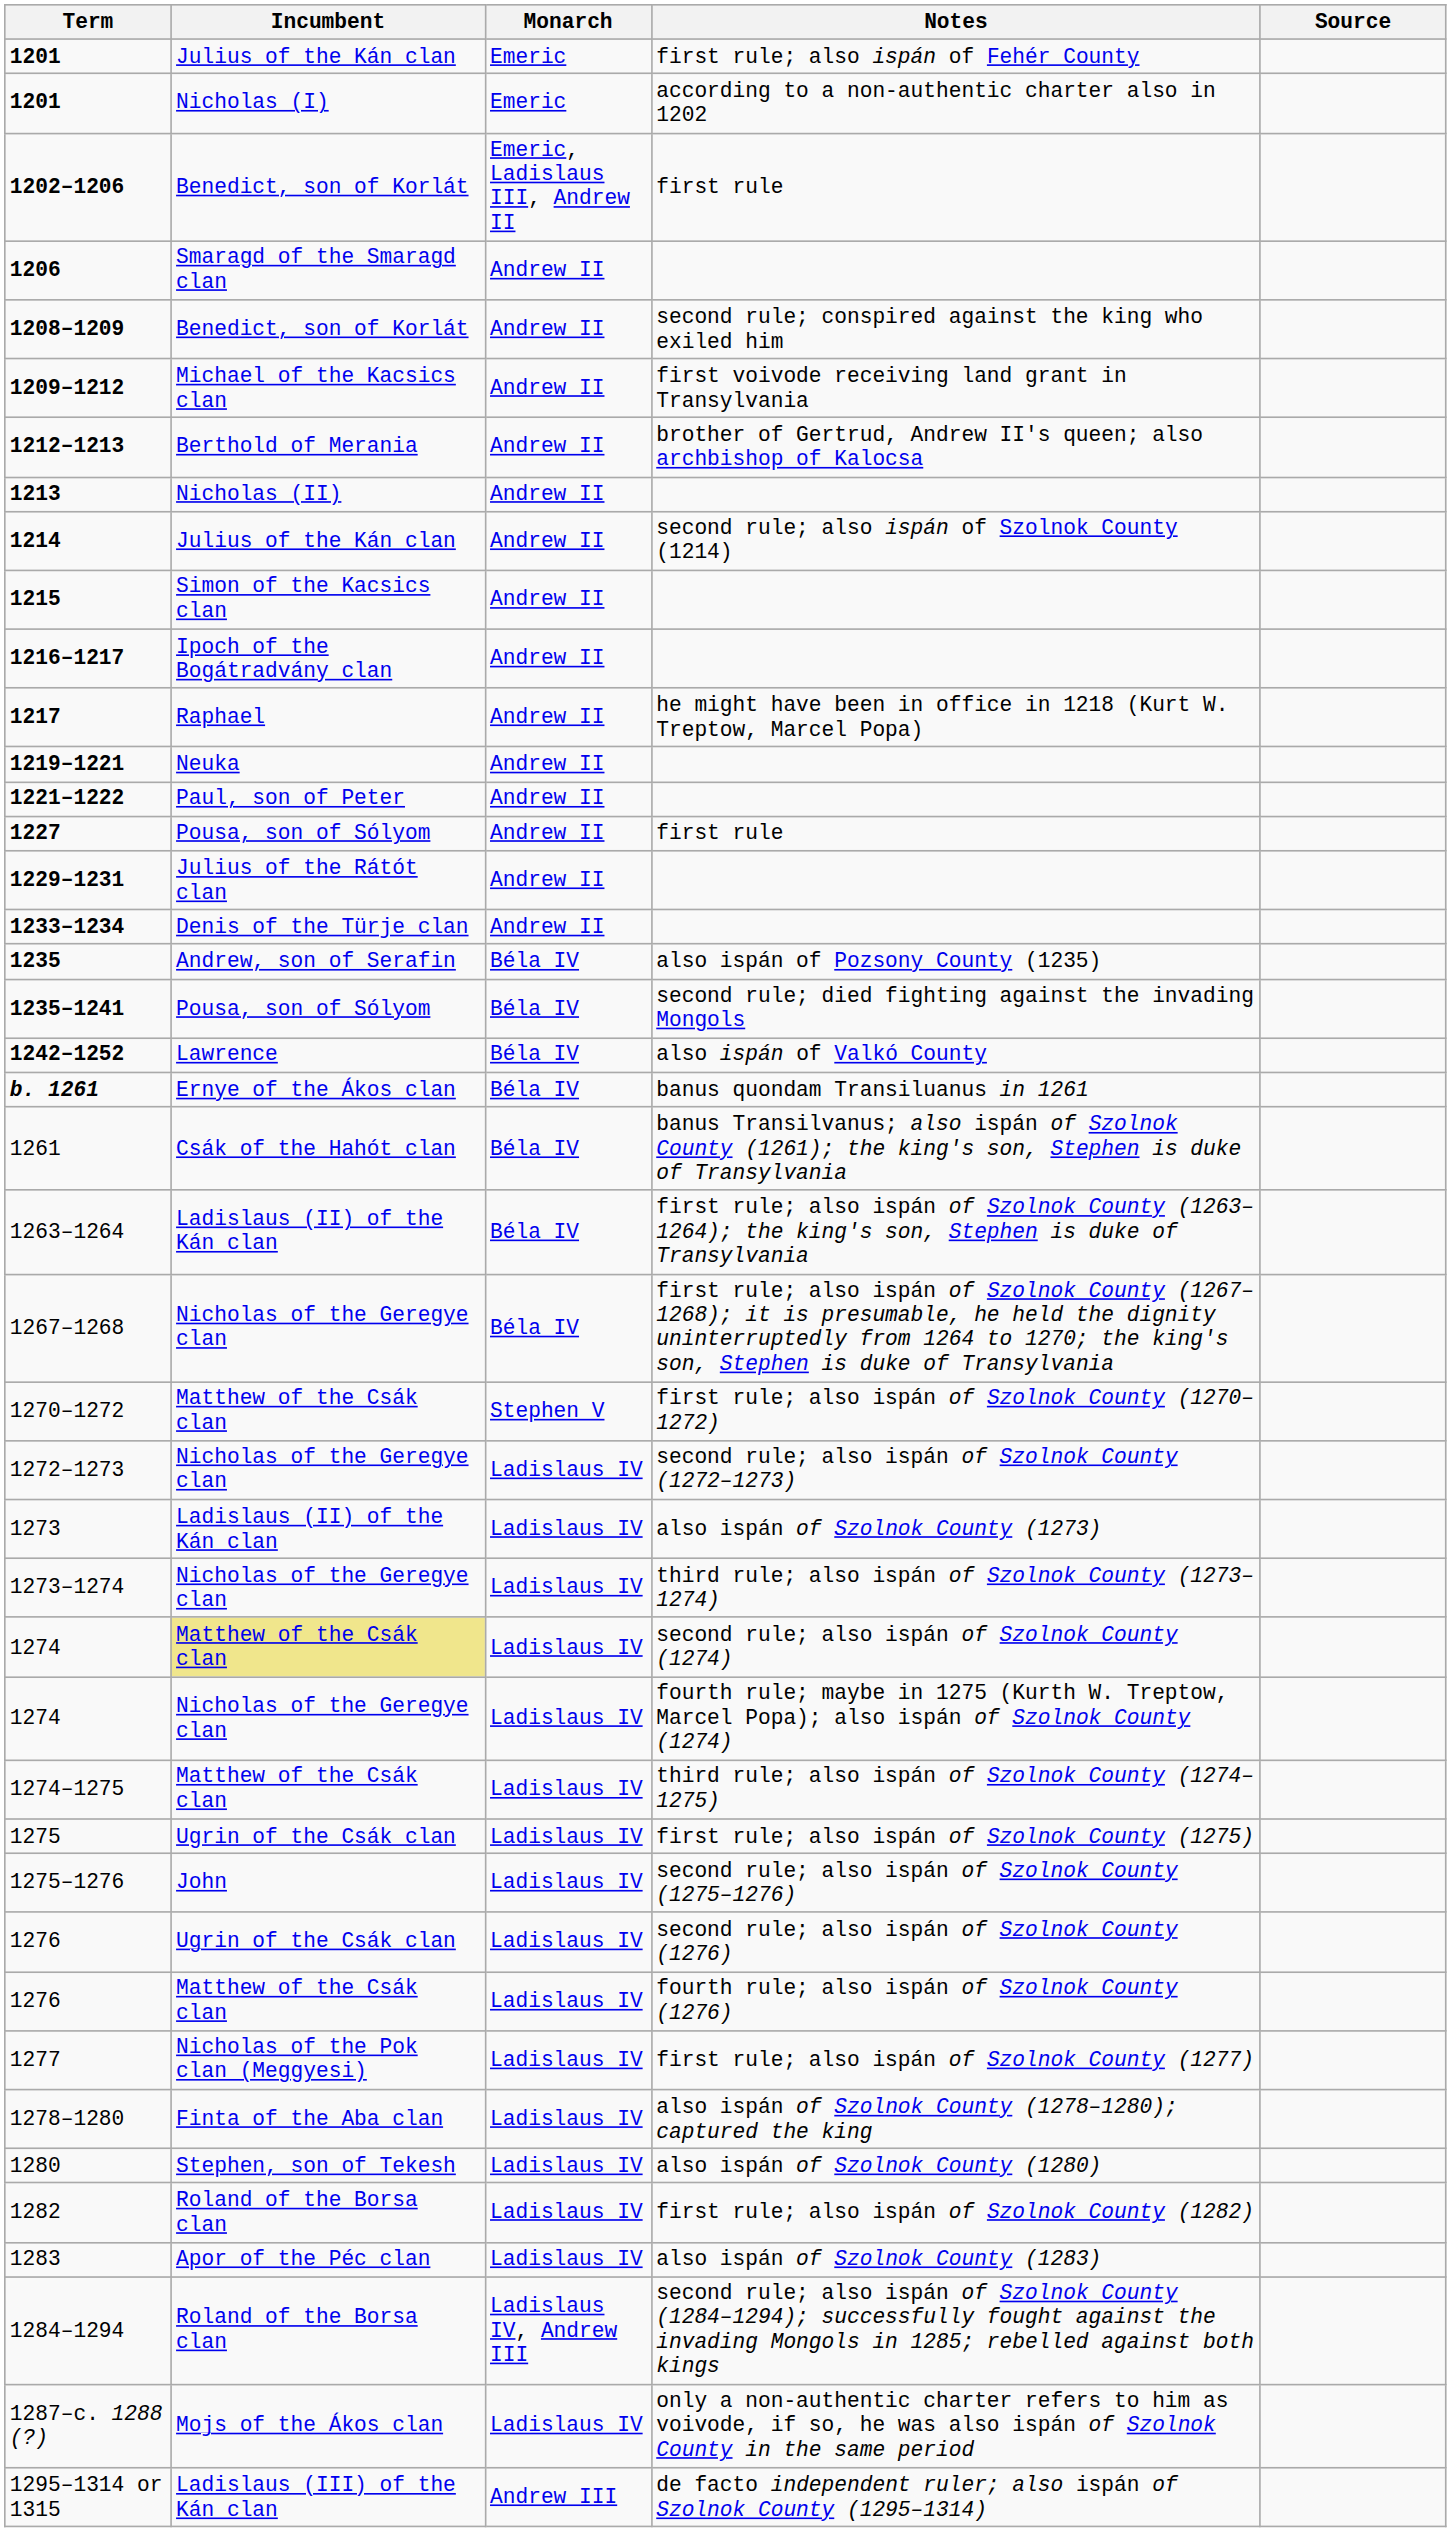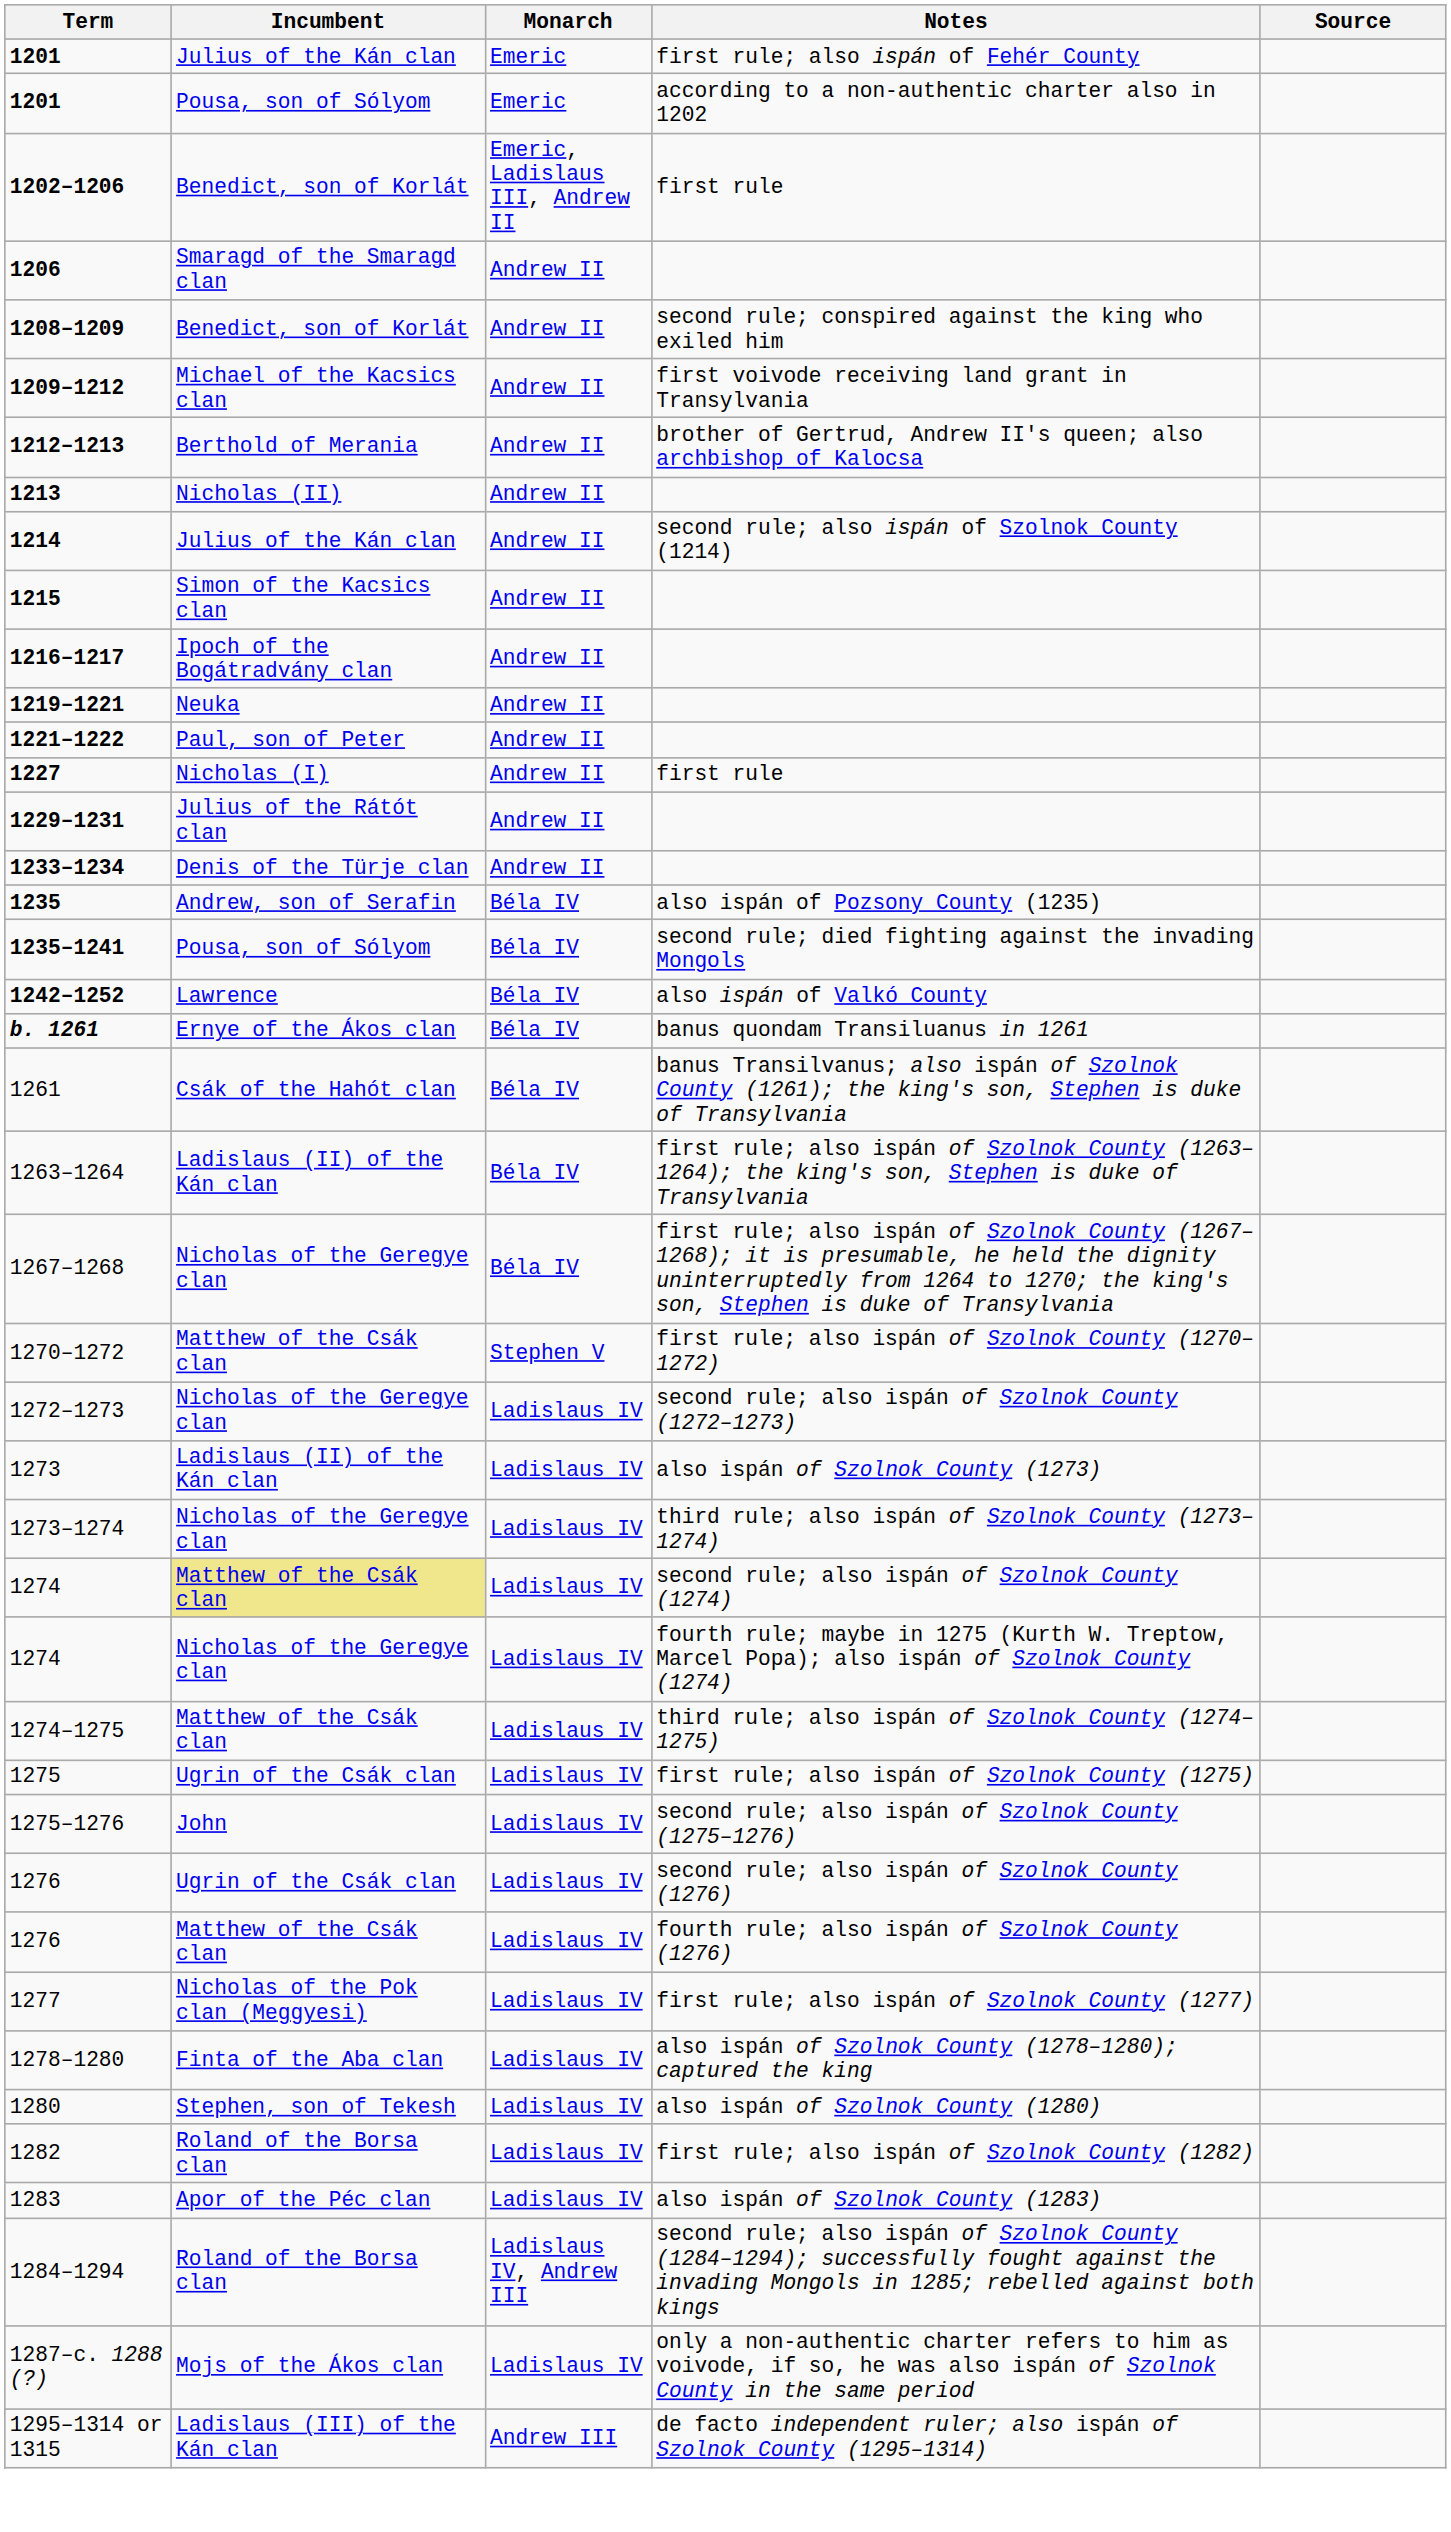(252, 103) Nicholas (I) -> (303, 103) Pousa, son of Sólyom
- row: (35, 718)
(303, 834) Pousa, son of Sólyom -> (252, 775) Nicholas (I)
